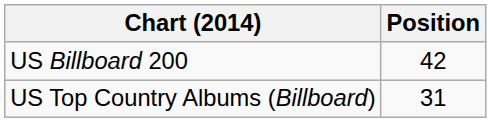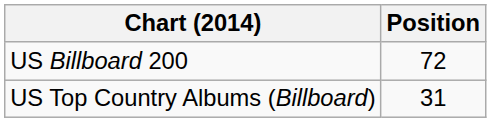(433, 60) 42 -> (433, 60) 72
